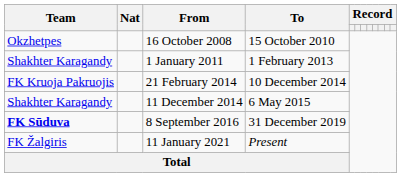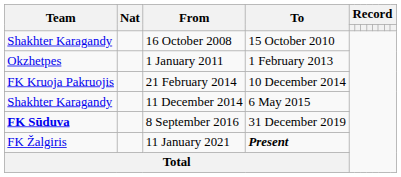(34, 40) Okzhetpes -> (60, 40) Shakhter Karagandy
(60, 61) Shakhter Karagandy -> (34, 61) Okzhetpes
(268, 142) normal -> (268, 142) bold
